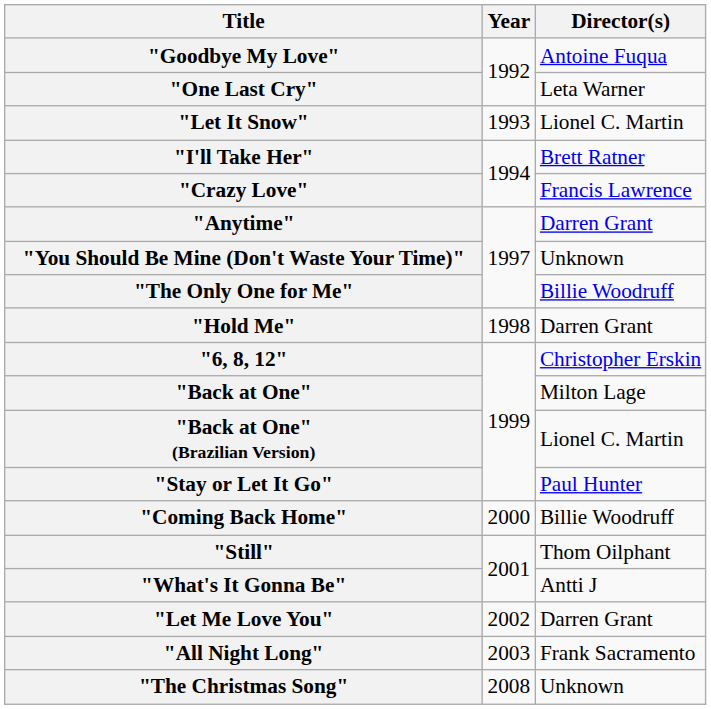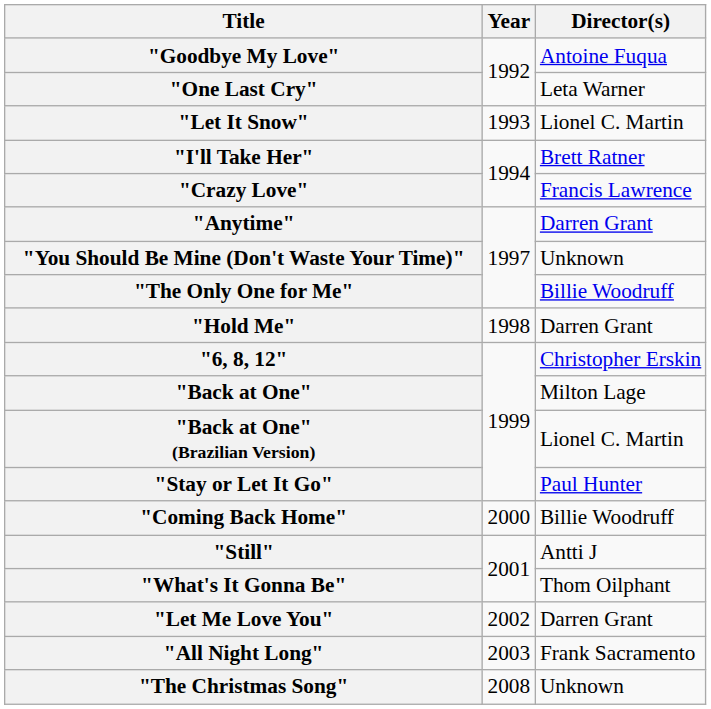(605, 551) Thom Oilphant -> (569, 551) Antti J
(569, 585) Antti J -> (605, 585) Thom Oilphant
